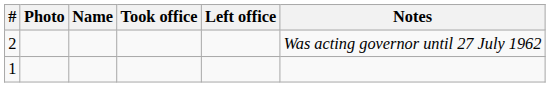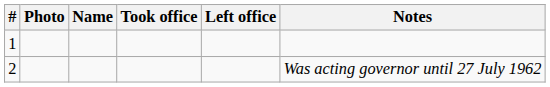rows swapped: (12, 69) <-> (12, 43)
